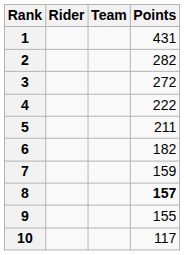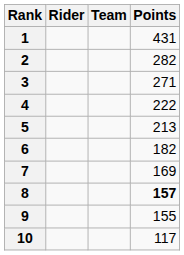(165, 82) 272 -> (165, 82) 271
(165, 127) 211 -> (165, 127) 213
(165, 171) 159 -> (165, 171) 169
